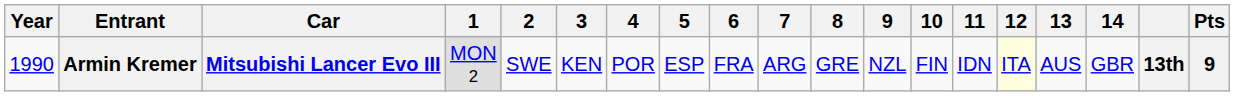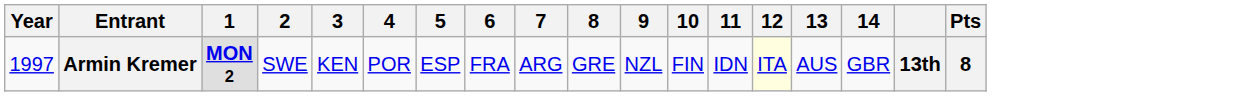- column: (323, 21)
(32, 64) 1990 -> (32, 64) 1997
(473, 64) normal -> (229, 64) bold
(1210, 64) 9 -> (966, 64) 8
